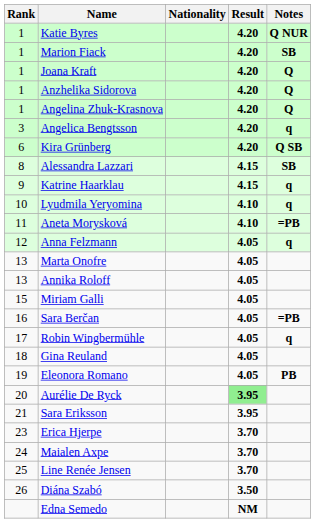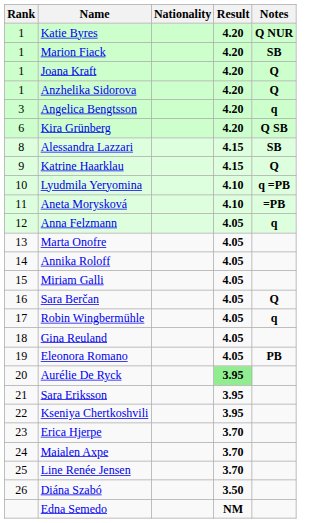- row: (102, 109)
(289, 185) q -> (274, 166) Q
(289, 204) q -> (274, 185) q =PB
(21, 280) 13 -> (21, 261) 14
(289, 318) =PB -> (274, 299) Q
+ row: (95, 413)
